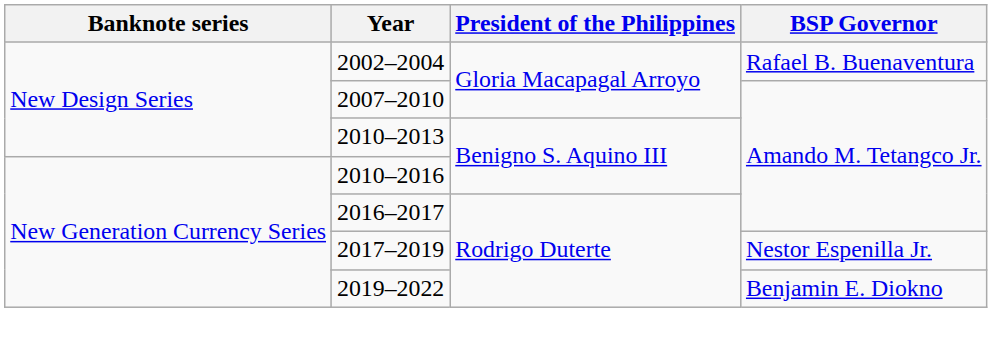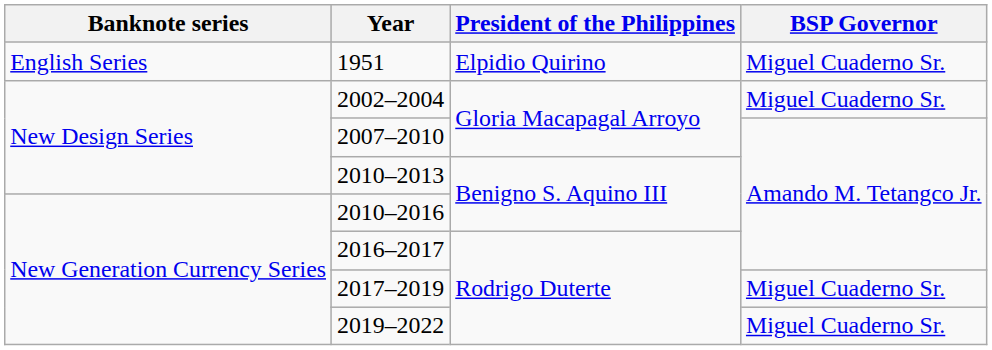+ row: (361, 61)
(860, 61) Rafael B. Buenaventura -> (846, 99) Miguel Cuaderno Sr.
(839, 250) Nestor Espenilla Jr. -> (846, 288) Miguel Cuaderno Sr.
(844, 288) Benjamin E. Diokno -> (846, 325) Miguel Cuaderno Sr.
